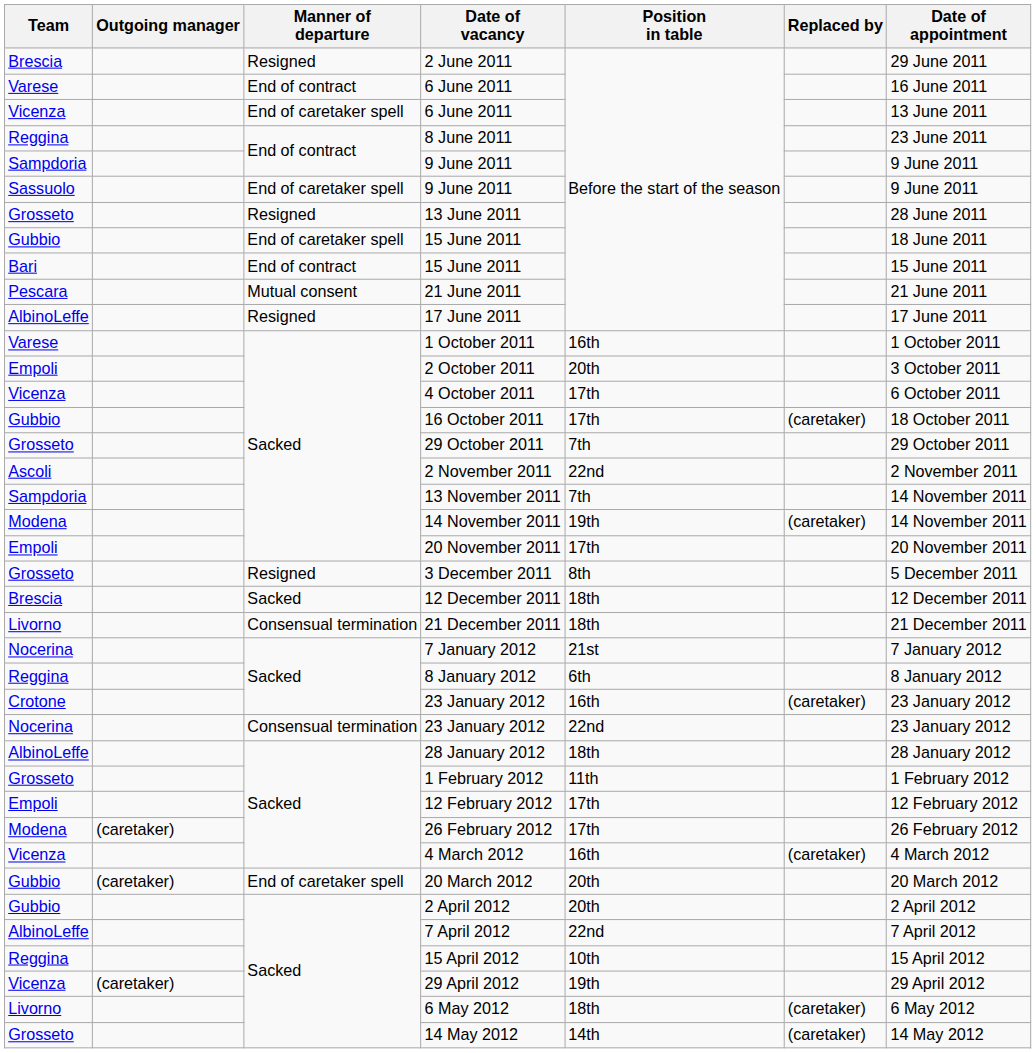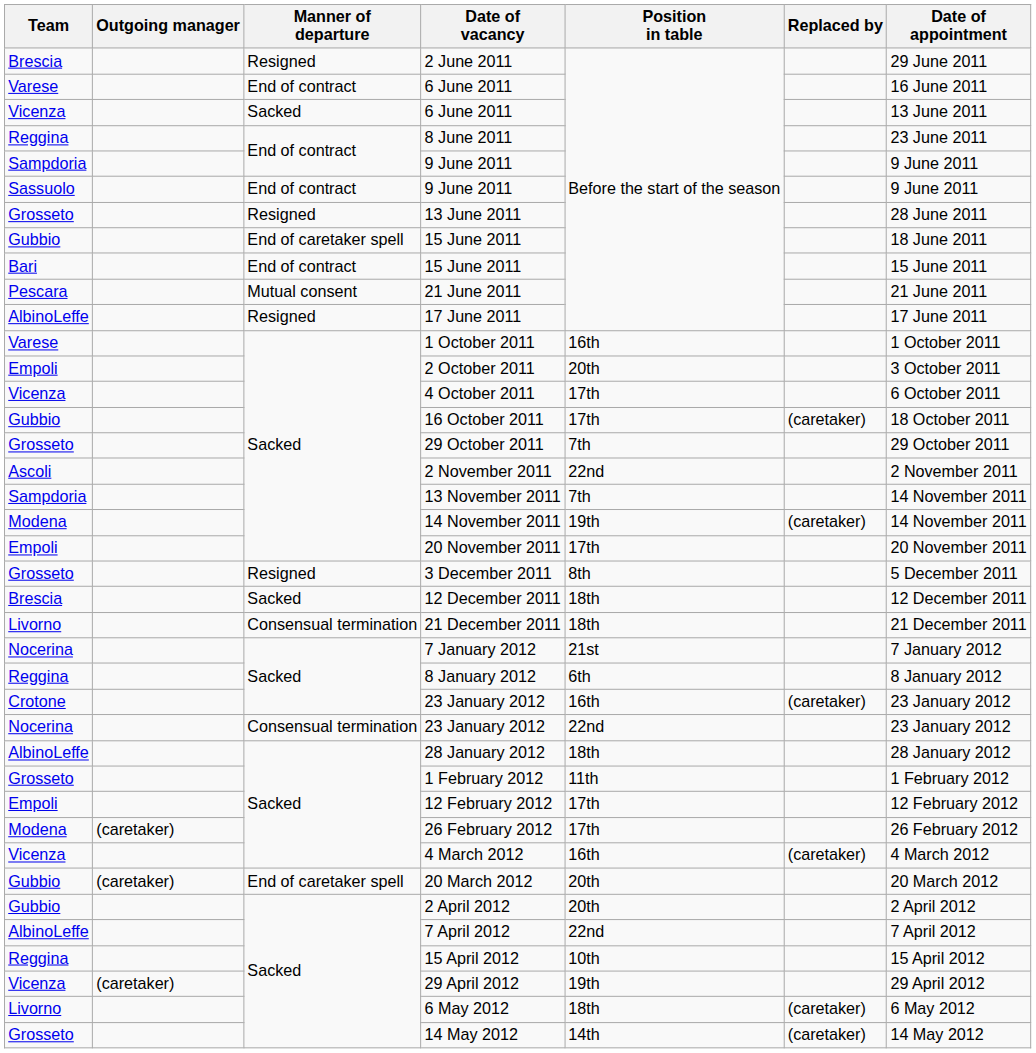(326, 112) End of caretaker spell -> (274, 112) Sacked
(326, 189) End of caretaker spell -> (302, 189) End of contract
